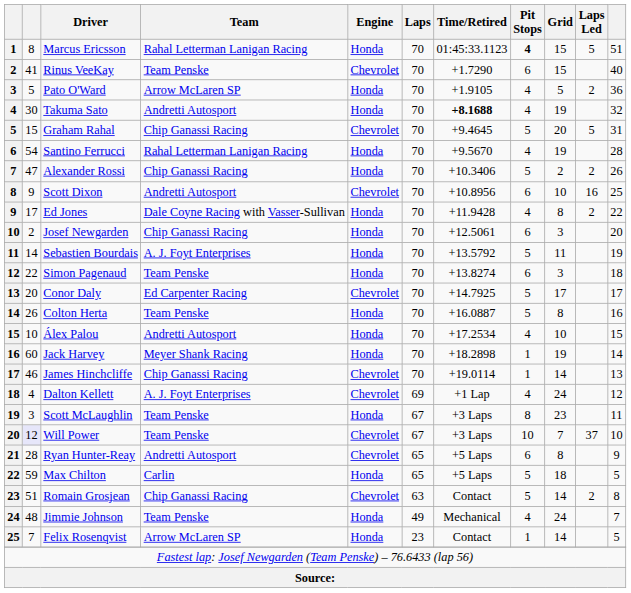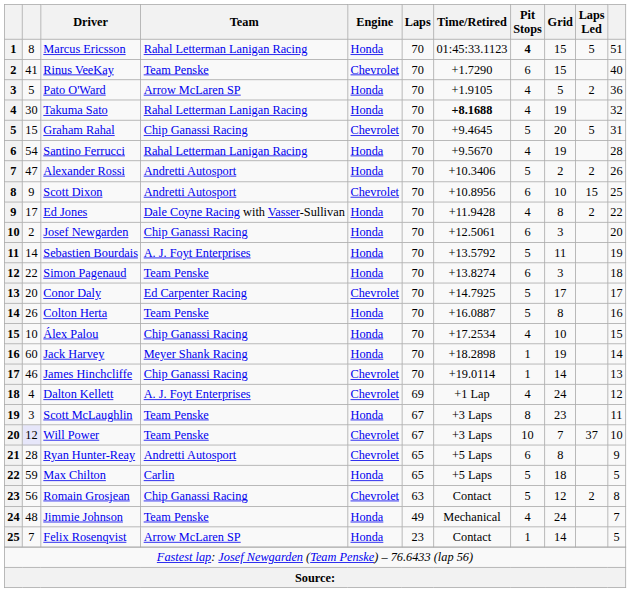(190, 110) Andretti Autosport -> (225, 110) Rahal Letterman Lanigan Racing
(196, 171) Chip Ganassi Racing -> (190, 171) Andretti Autosport
(592, 191) 16 -> (592, 191) 15
(190, 333) Andretti Autosport -> (196, 333) Chip Ganassi Racing
(31, 496) 51 -> (31, 496) 56
(560, 496) 14 -> (560, 496) 12
